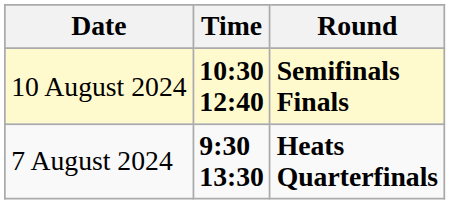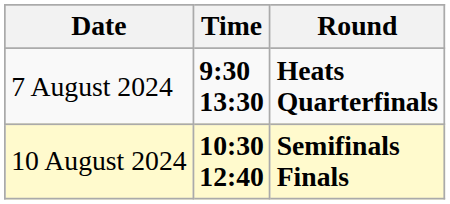rows swapped: (92, 160) <-> (99, 85)
